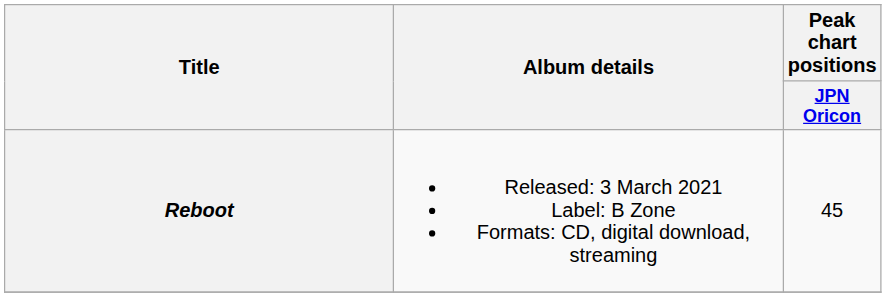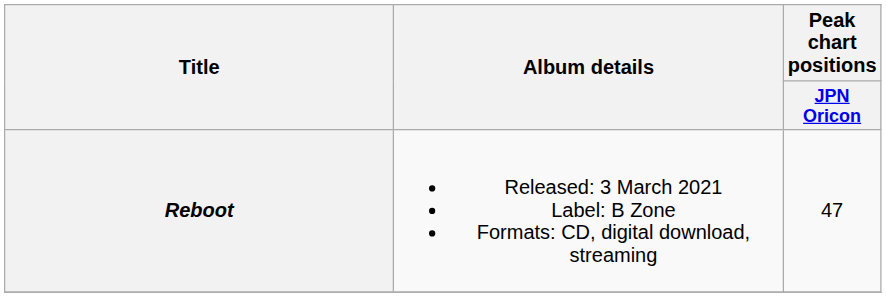(832, 210) 45 -> (832, 210) 47
